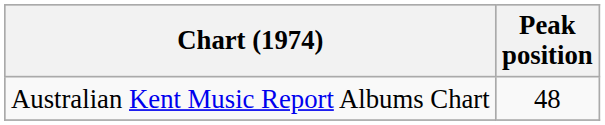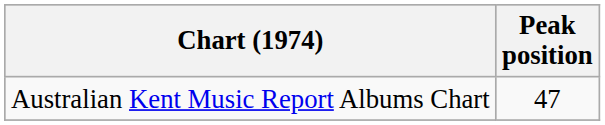(547, 98) 48 -> (547, 98) 47
